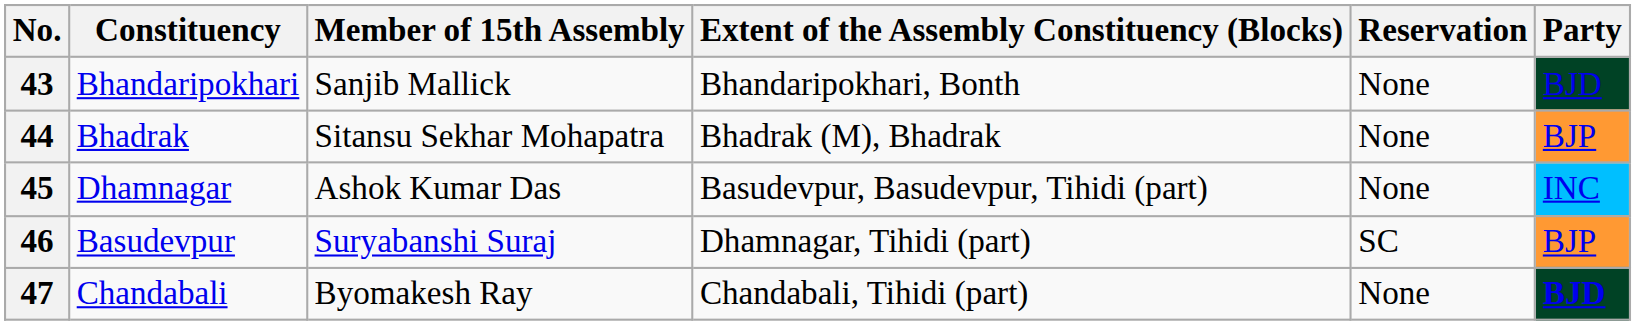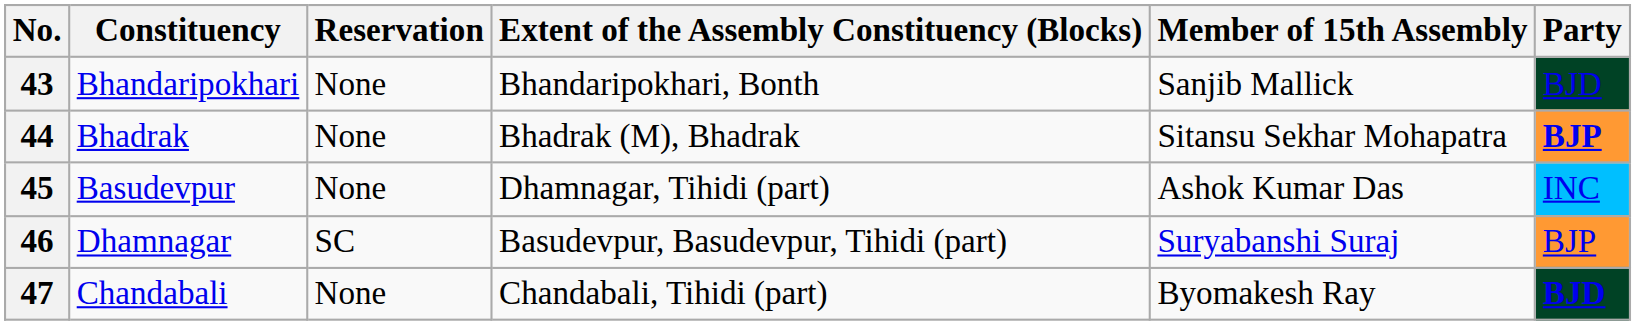columns swapped: (1443, 30) <-> (500, 30)
(1570, 135) normal -> (1572, 135) bold
(154, 188) Dhamnagar -> (156, 188) Basudevpur
(954, 188) Basudevpur, Basudevpur, Tihidi (part) -> (664, 188) Dhamnagar, Tihidi (part)
(156, 240) Basudevpur -> (154, 240) Dhamnagar
(865, 240) Dhamnagar, Tihidi (part) -> (753, 240) Basudevpur, Basudevpur, Tihidi (part)
